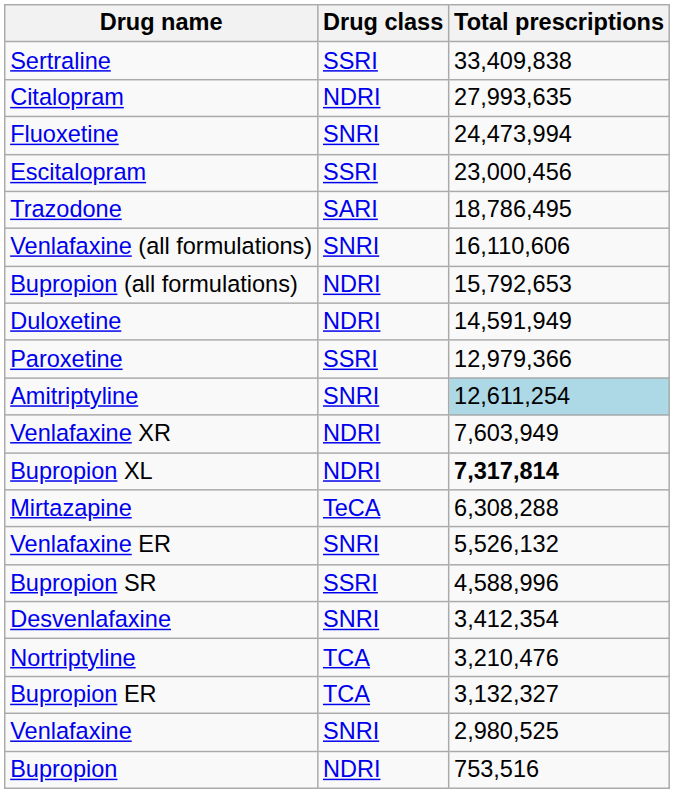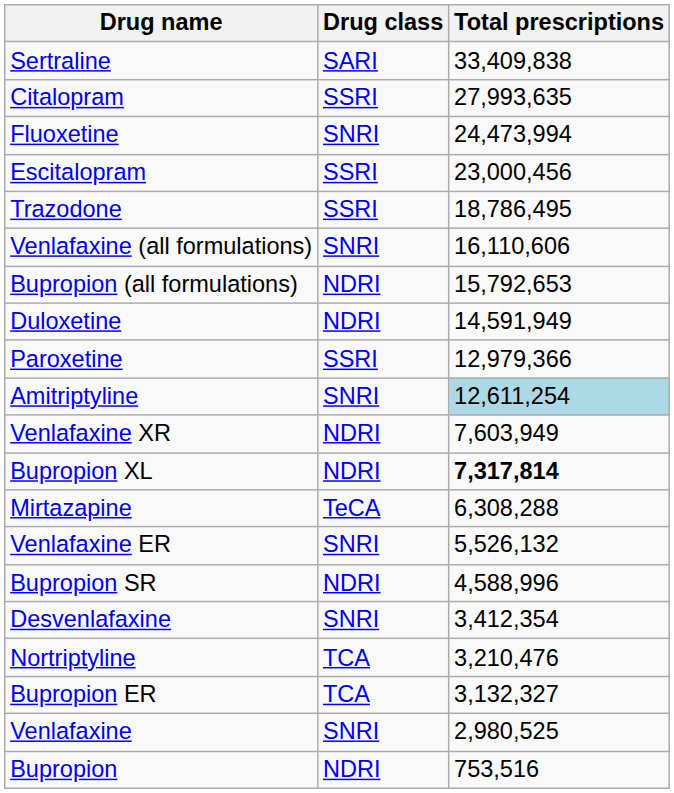(350, 60) SSRI -> (350, 60) SARI
(352, 97) NDRI -> (350, 97) SSRI
(350, 209) SARI -> (350, 209) SSRI
(350, 582) SSRI -> (352, 582) NDRI
